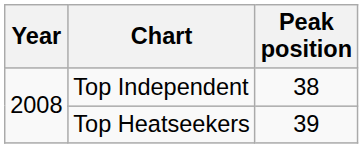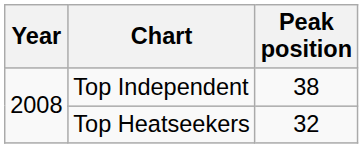(306, 124) 39 -> (306, 124) 32
